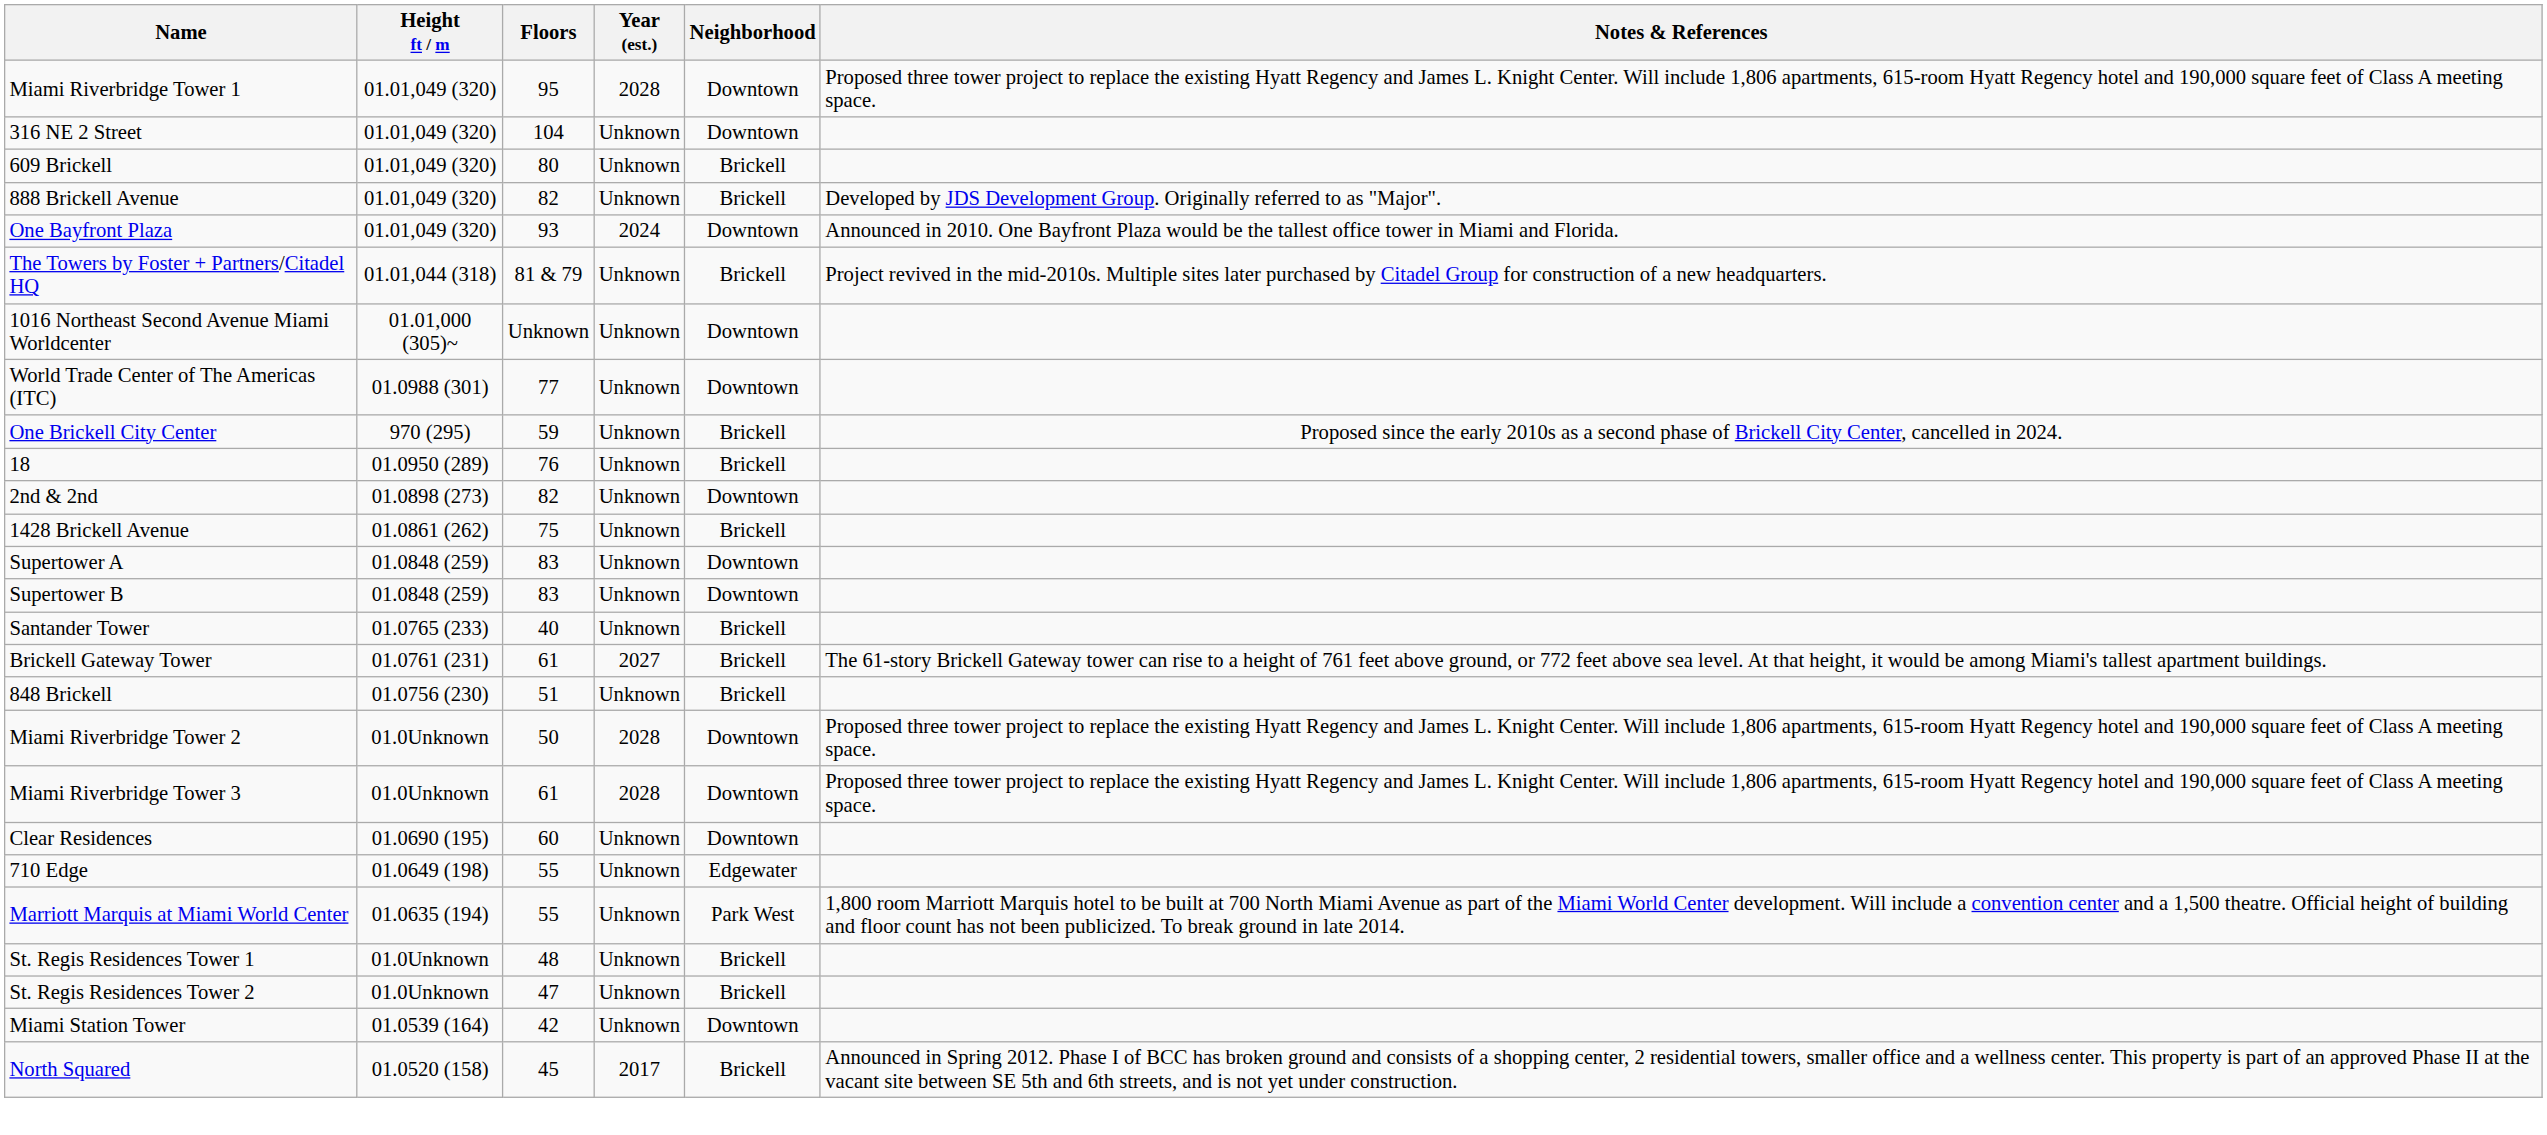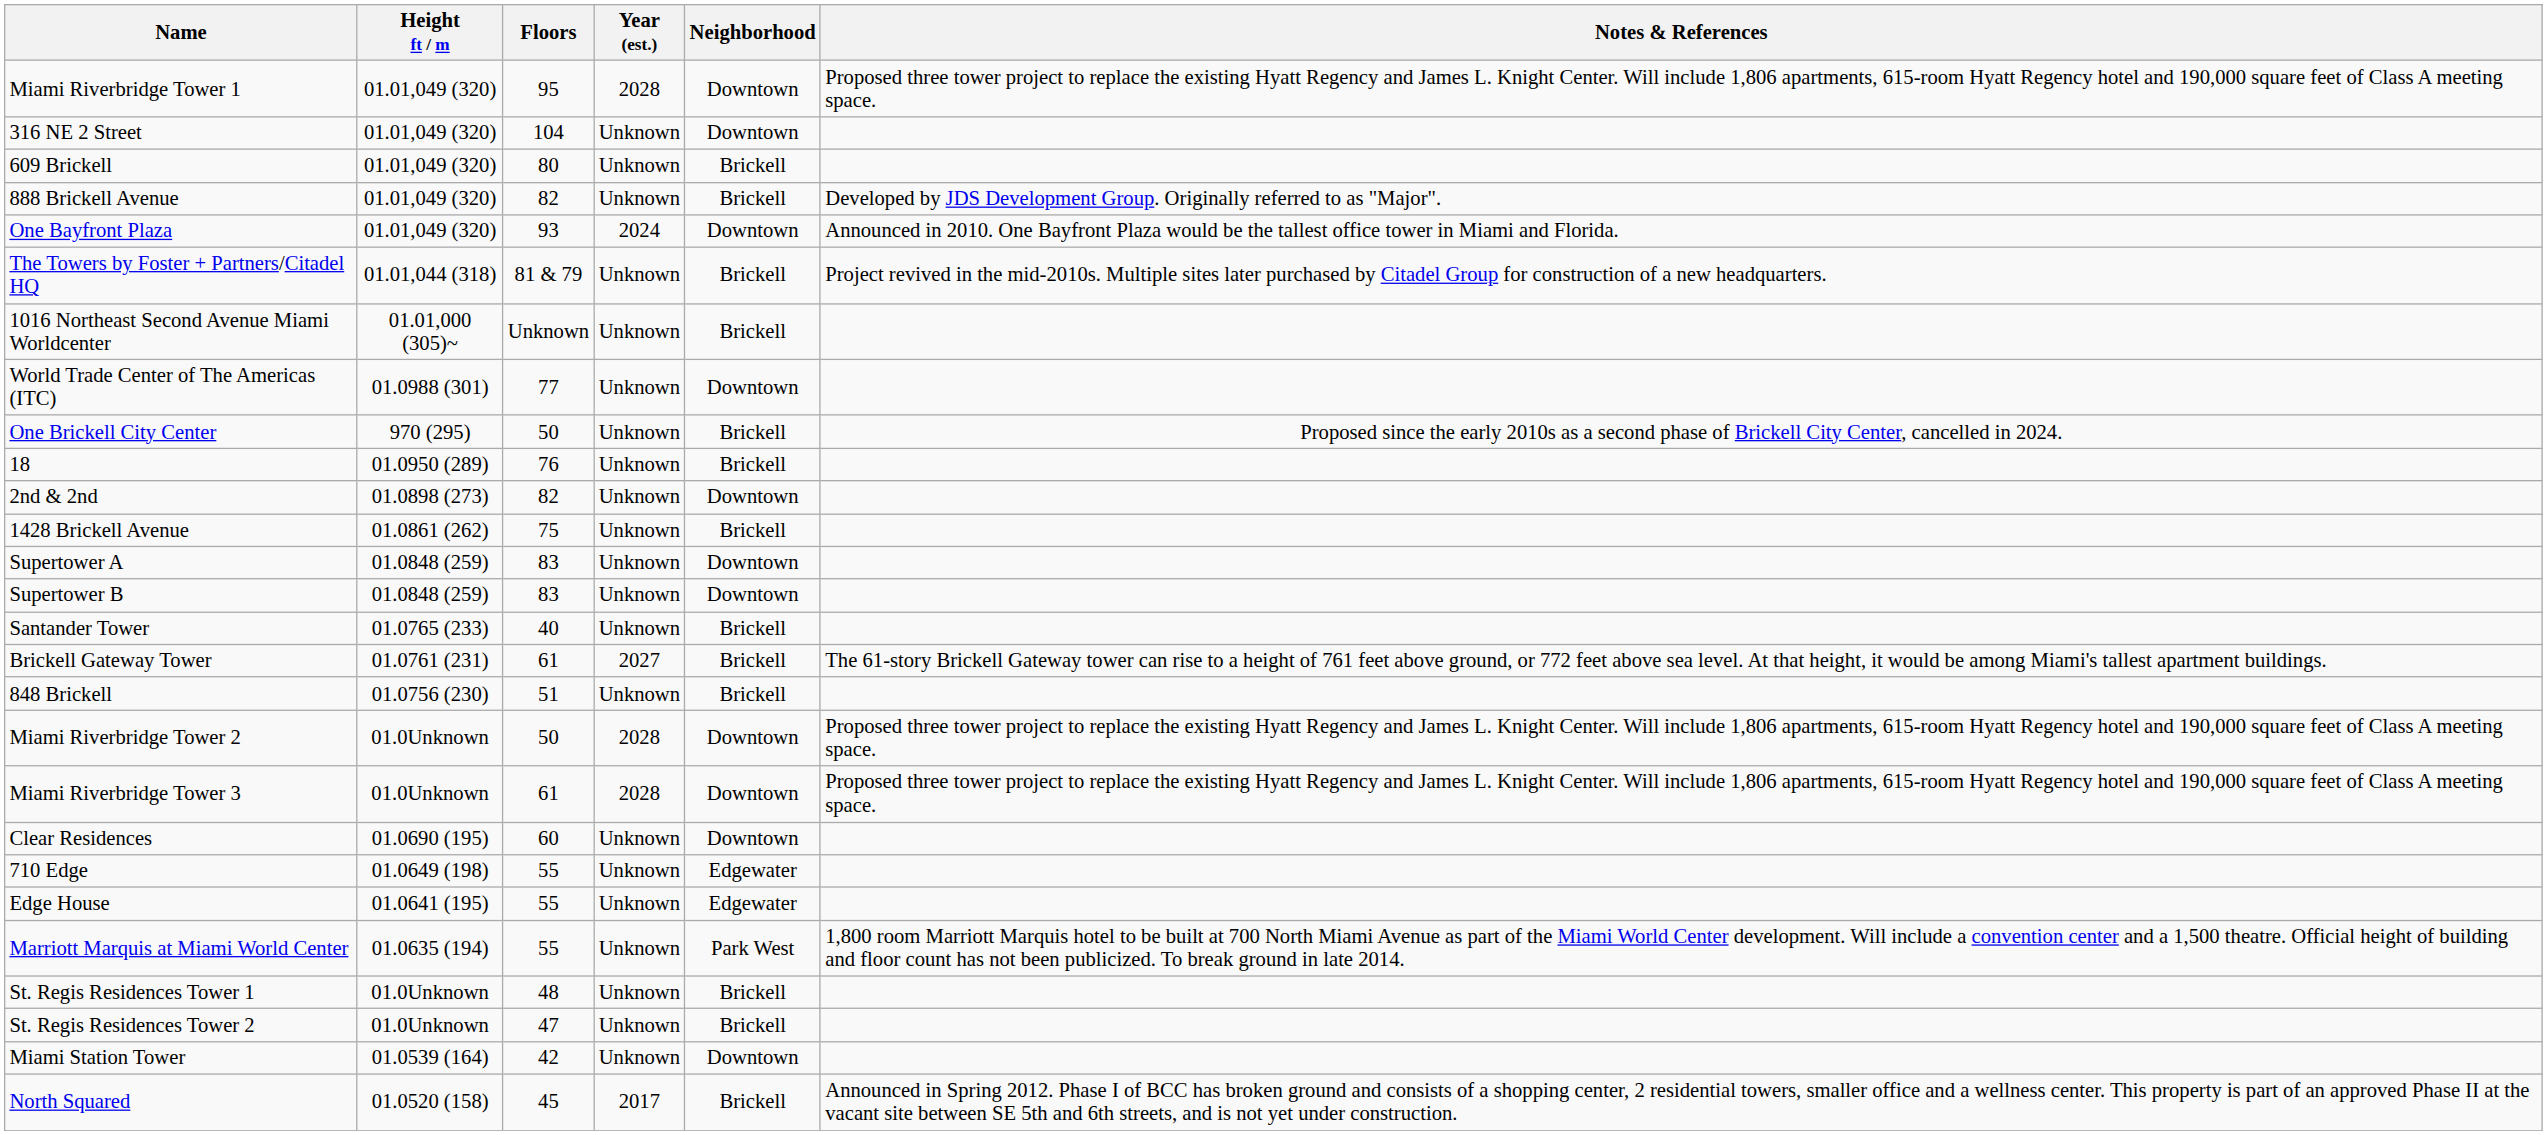(753, 331) Downtown -> (753, 331) Brickell
(548, 431) 59 -> (548, 431) 50
+ row: (60, 903)
